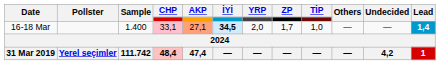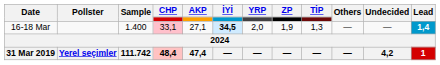(198, 27) lightsalmon background -> (198, 27) no background
(287, 27) 1,7 -> (287, 27) 1,9
(317, 27) 1,0 -> (317, 27) 1,3
